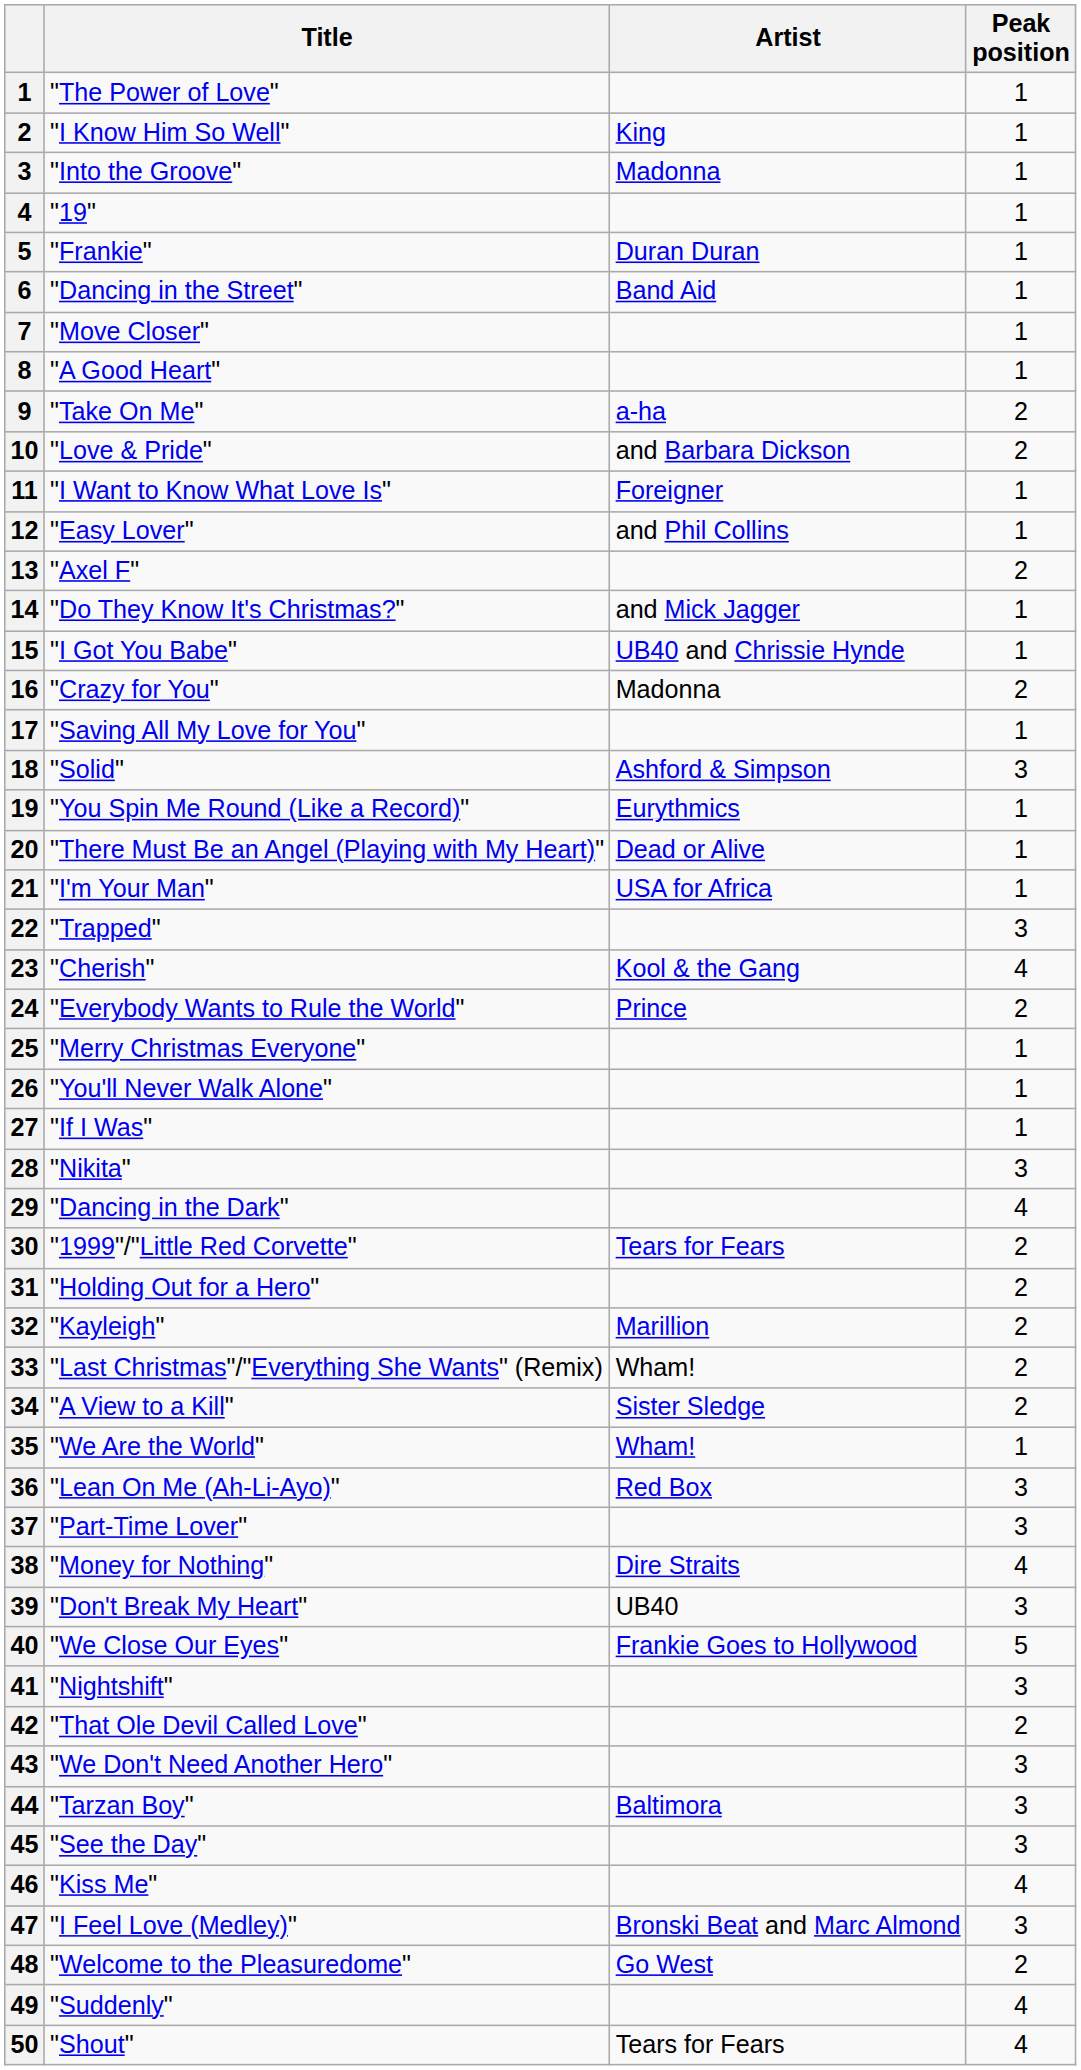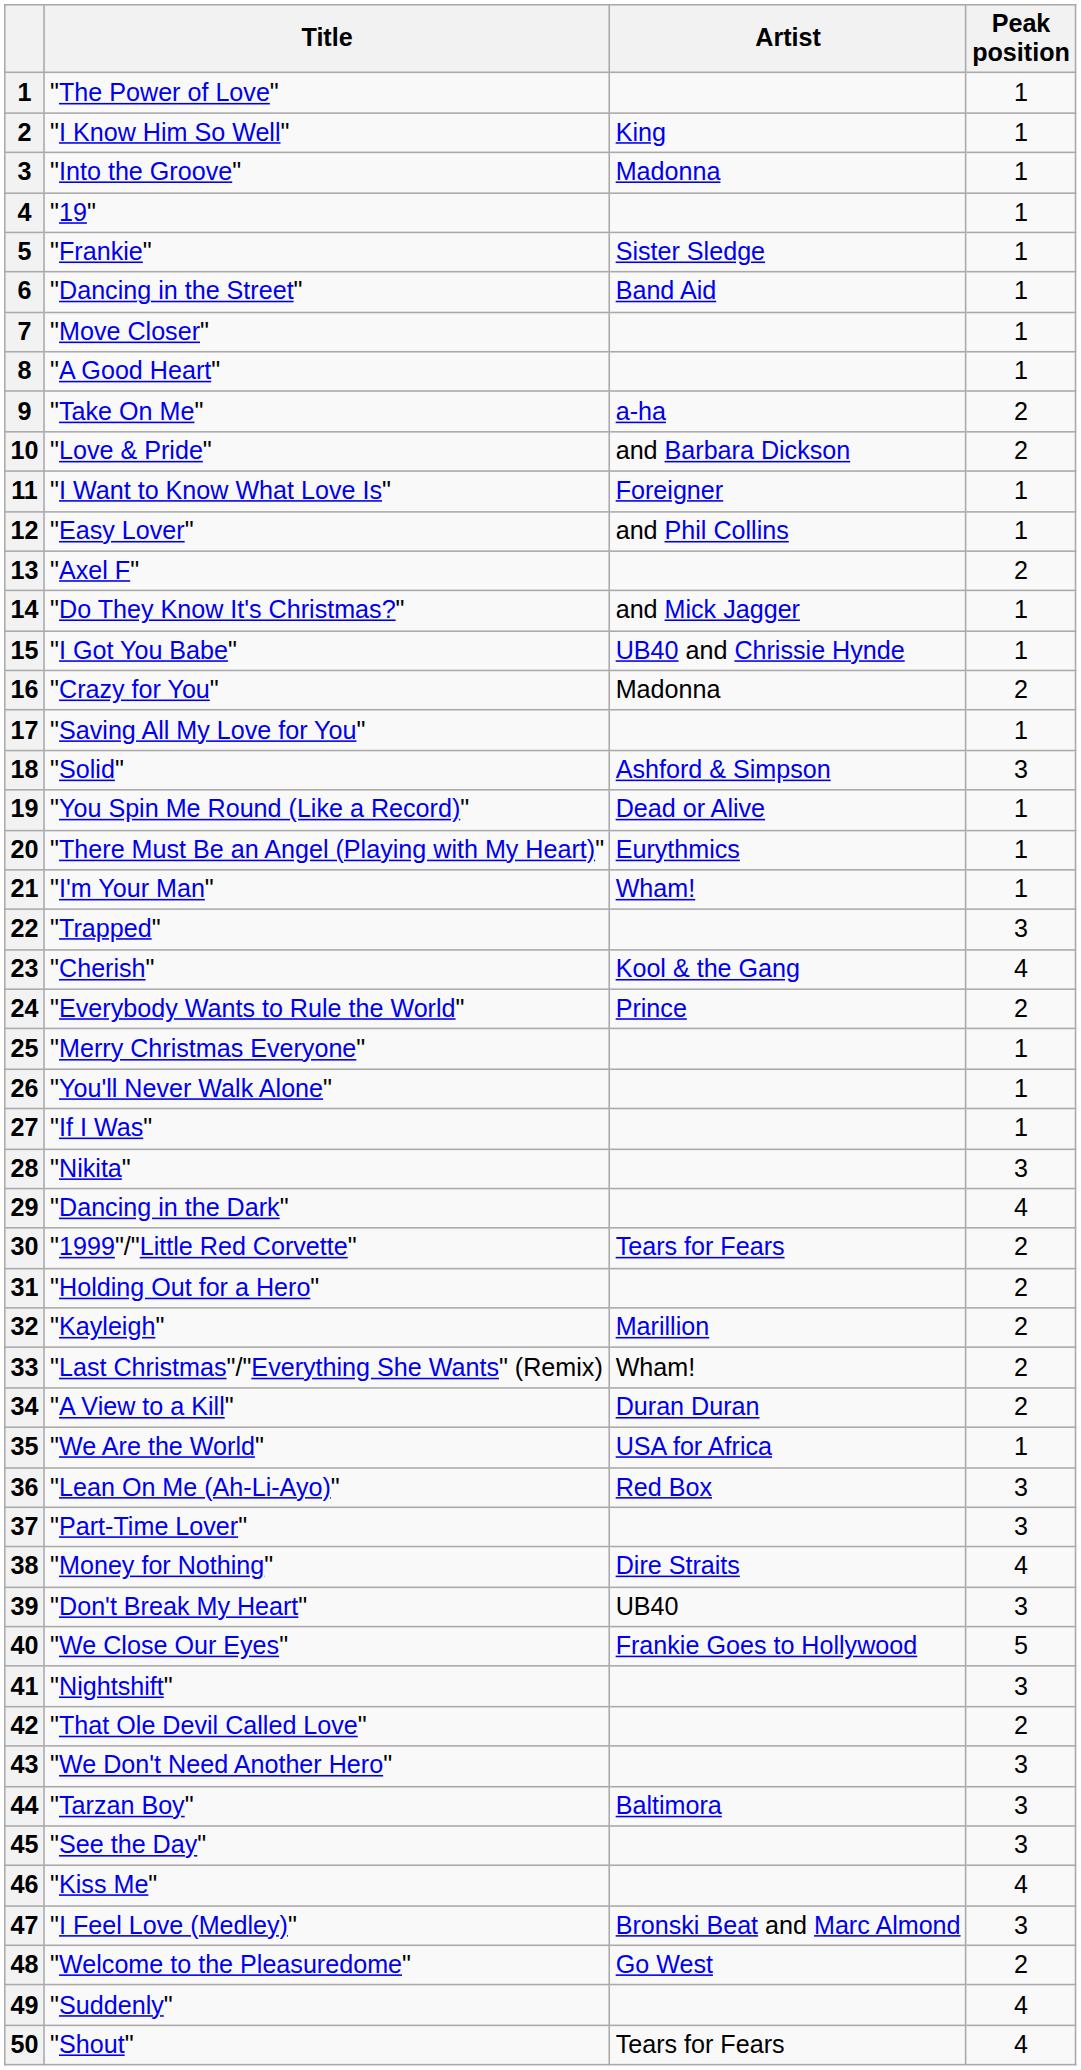(688, 251) Duran Duran -> (690, 251) Sister Sledge
(678, 809) Eurythmics -> (690, 809) Dead or Alive
(690, 849) Dead or Alive -> (678, 849) Eurythmics
(694, 889) USA for Africa -> (655, 889) Wham!
(690, 1407) Sister Sledge -> (688, 1407) Duran Duran
(655, 1447) Wham! -> (694, 1447) USA for Africa
